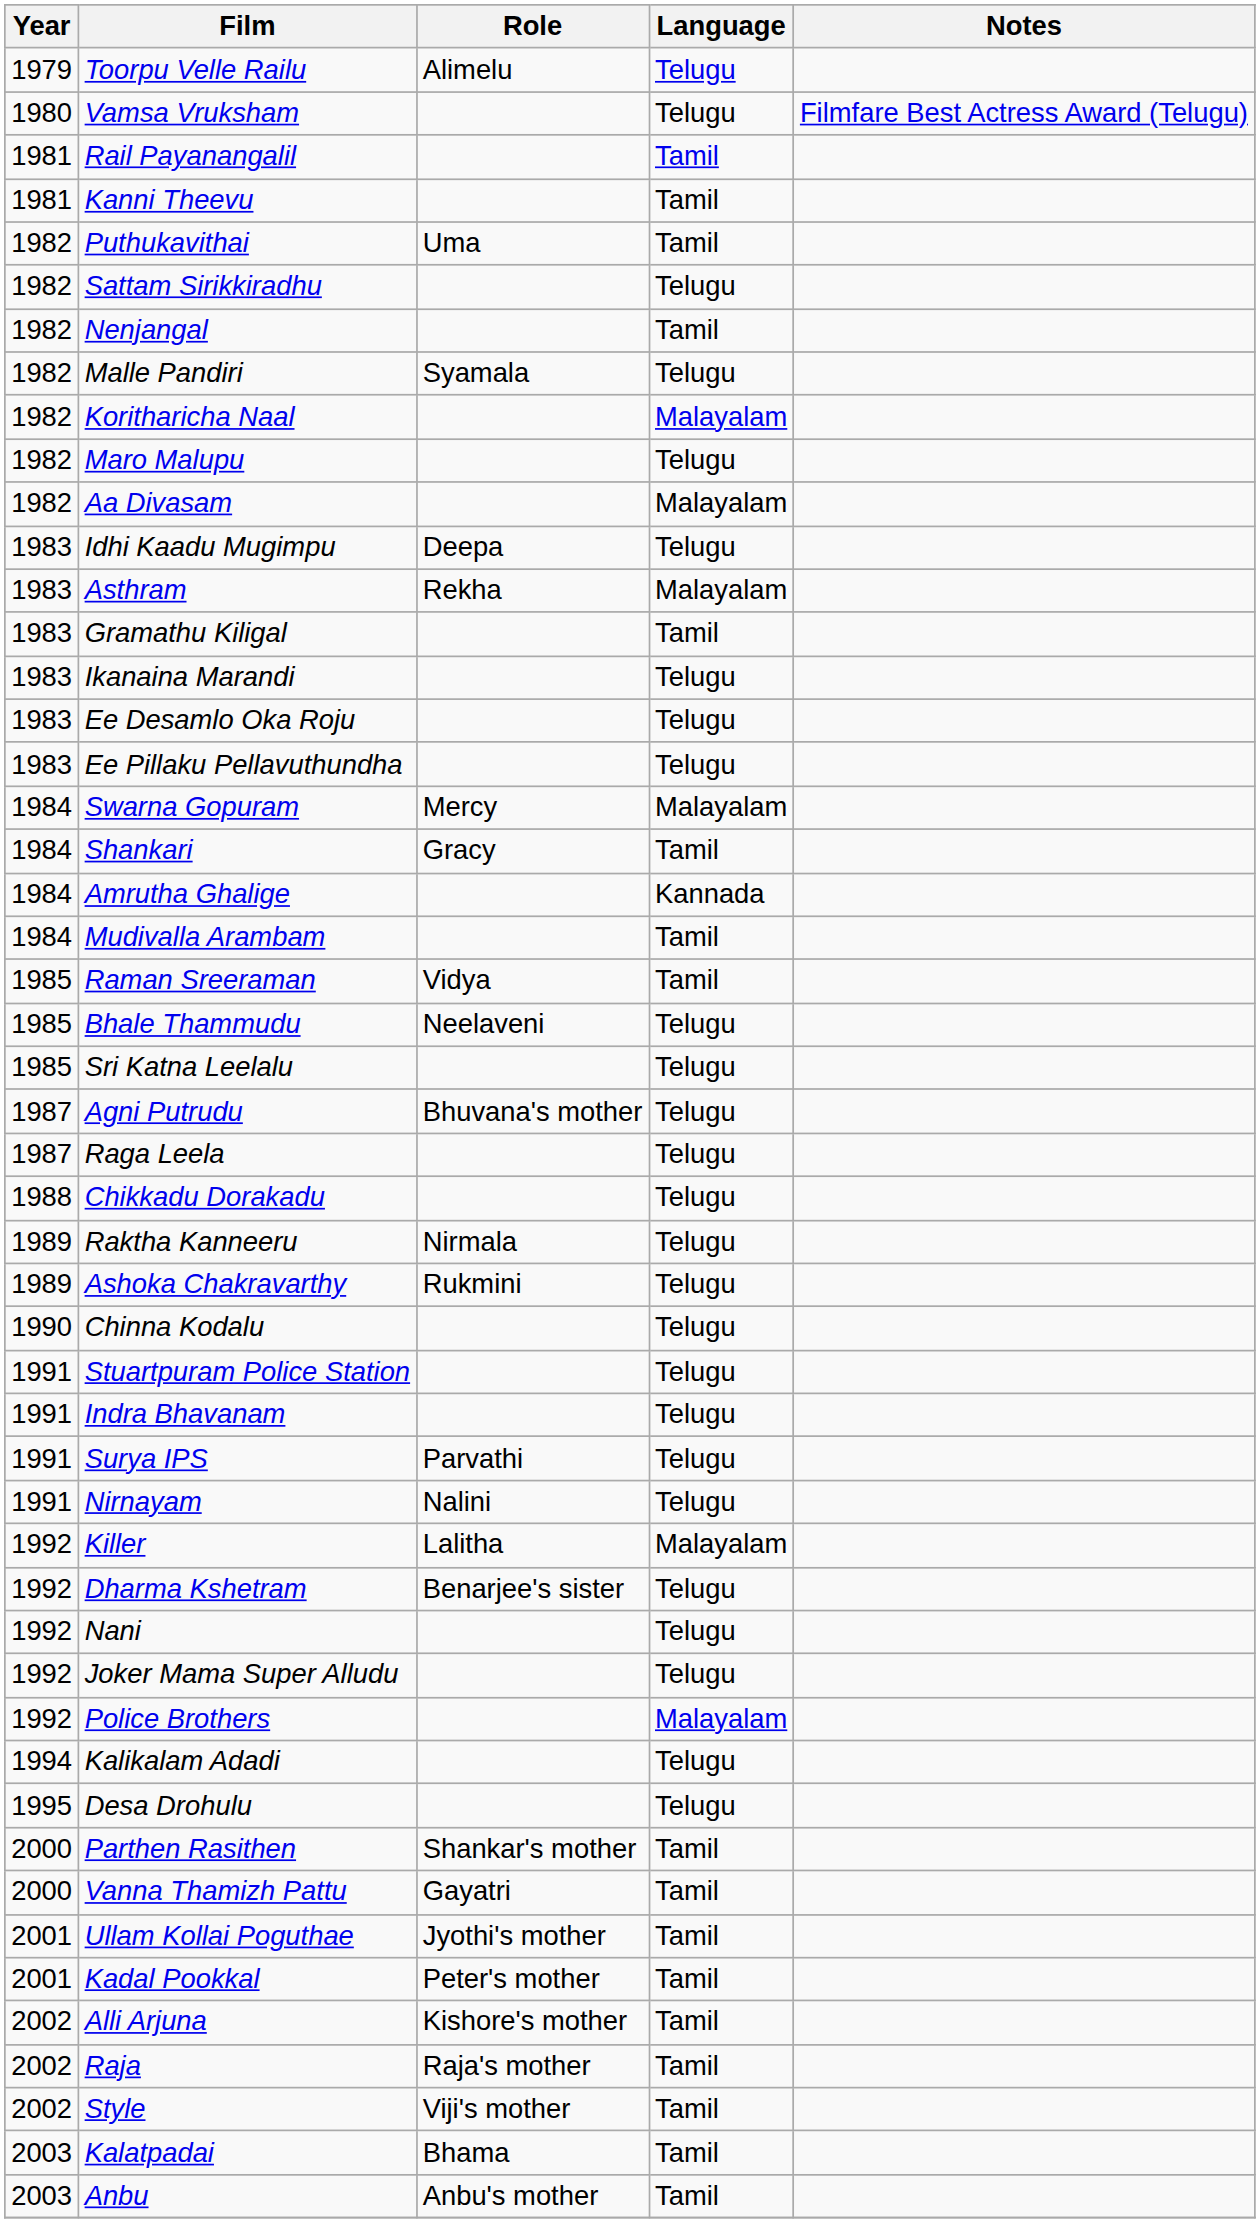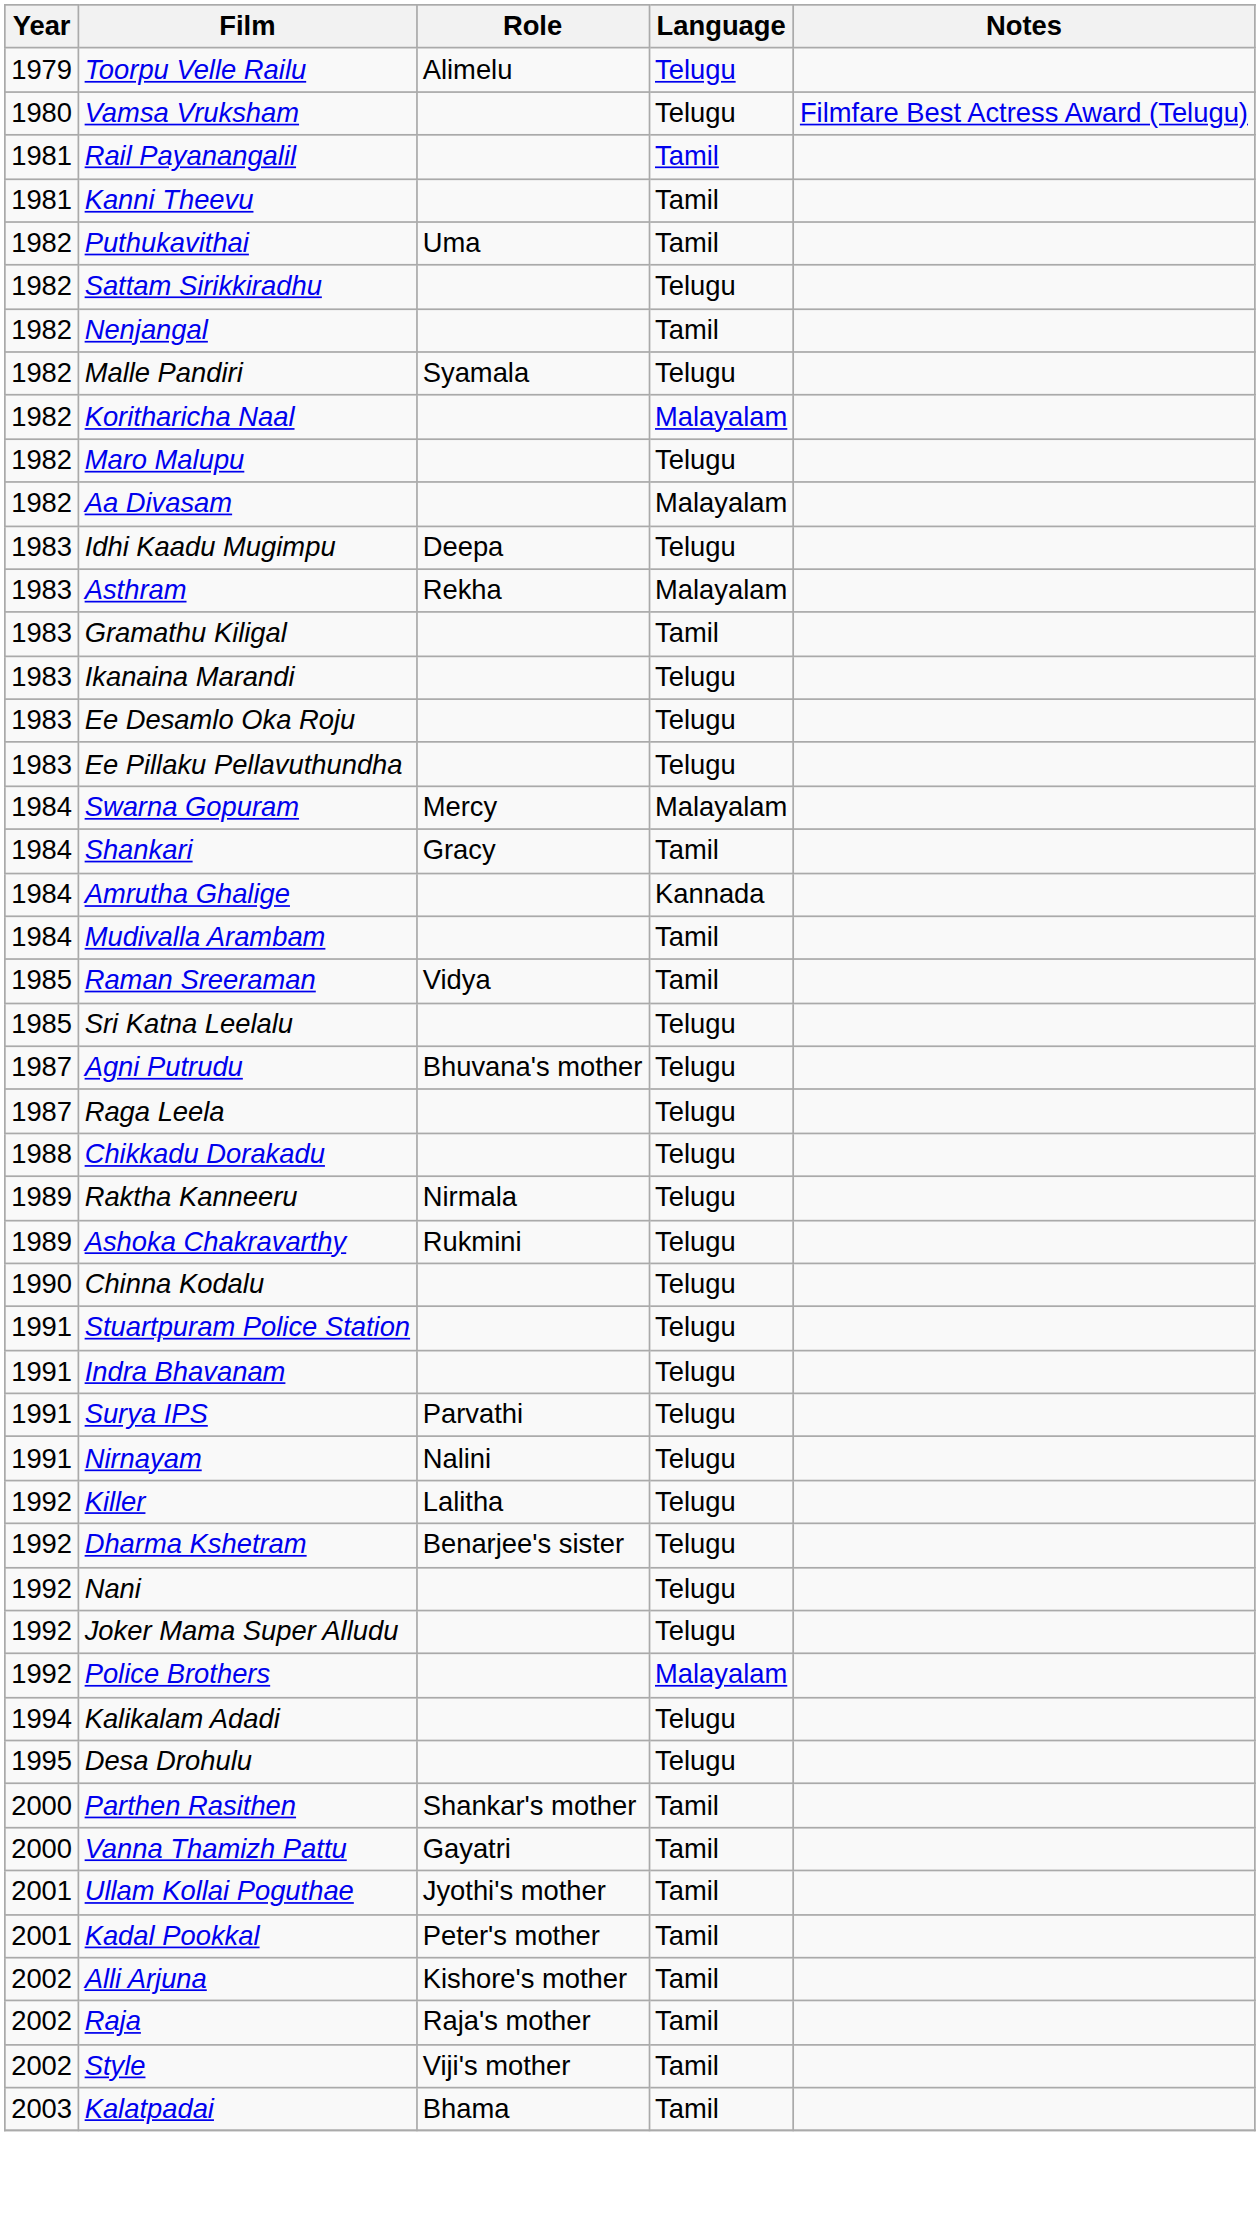- row: (193, 1024)
(721, 1544) Malayalam -> (695, 1501) Telugu
- row: (117, 2195)
